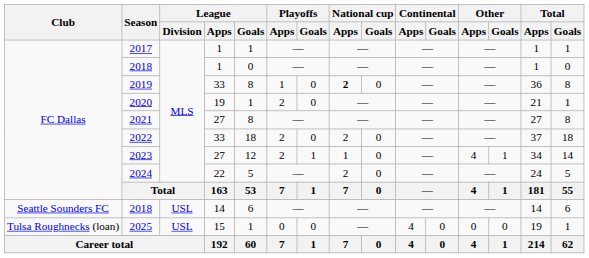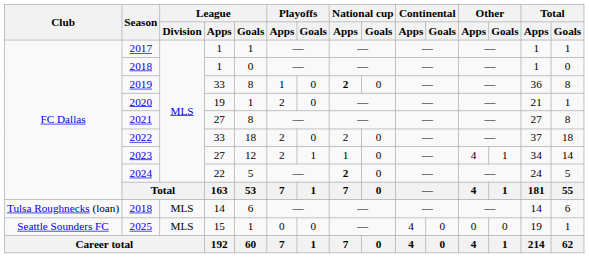(345, 173) normal -> (345, 173) bold
(63, 208) Seattle Sounders FC -> (63, 208) Tulsa Roughnecks (loan)
(182, 208) USL -> (182, 208) MLS
(63, 226) Tulsa Roughnecks (loan) -> (63, 226) Seattle Sounders FC
(182, 226) USL -> (182, 226) MLS
